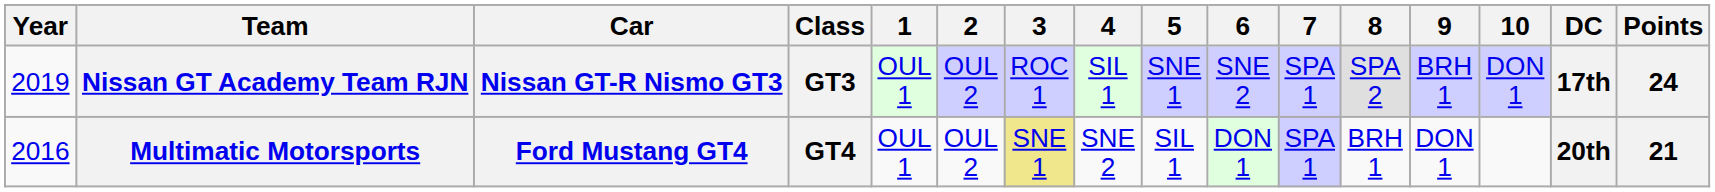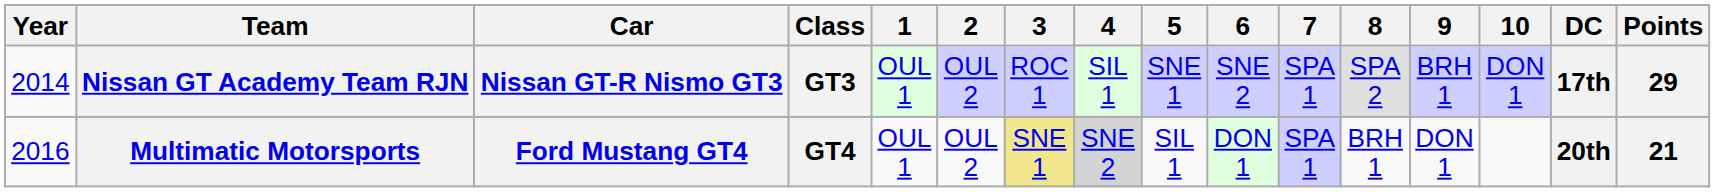(40, 81) 2019 -> (40, 81) 2014
(1663, 81) 24 -> (1663, 81) 29
(1108, 151) no background -> (1108, 151) lightgrey background
